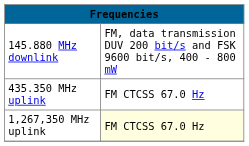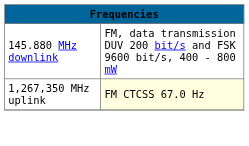- row: (43, 94)
